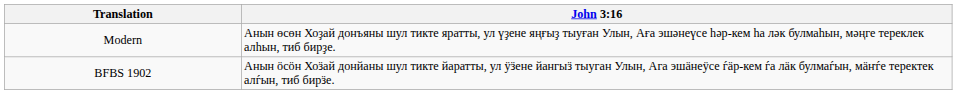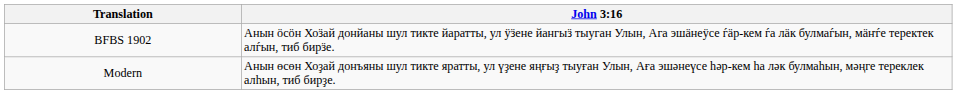rows swapped: (123, 73) <-> (123, 40)
